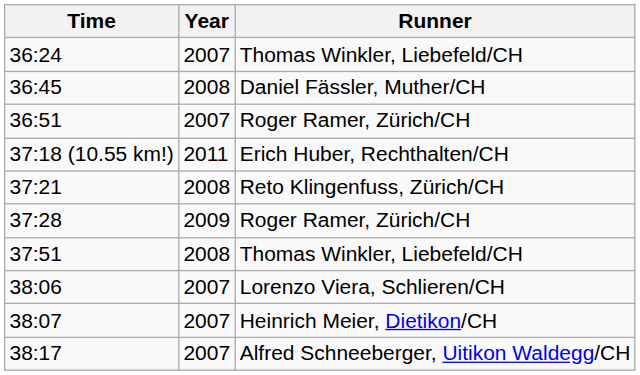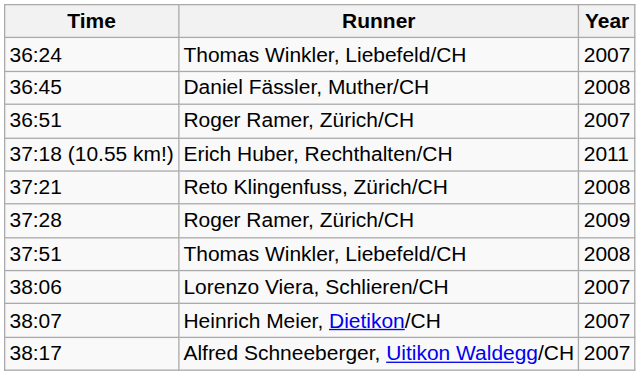columns swapped: (435, 21) <-> (207, 21)
